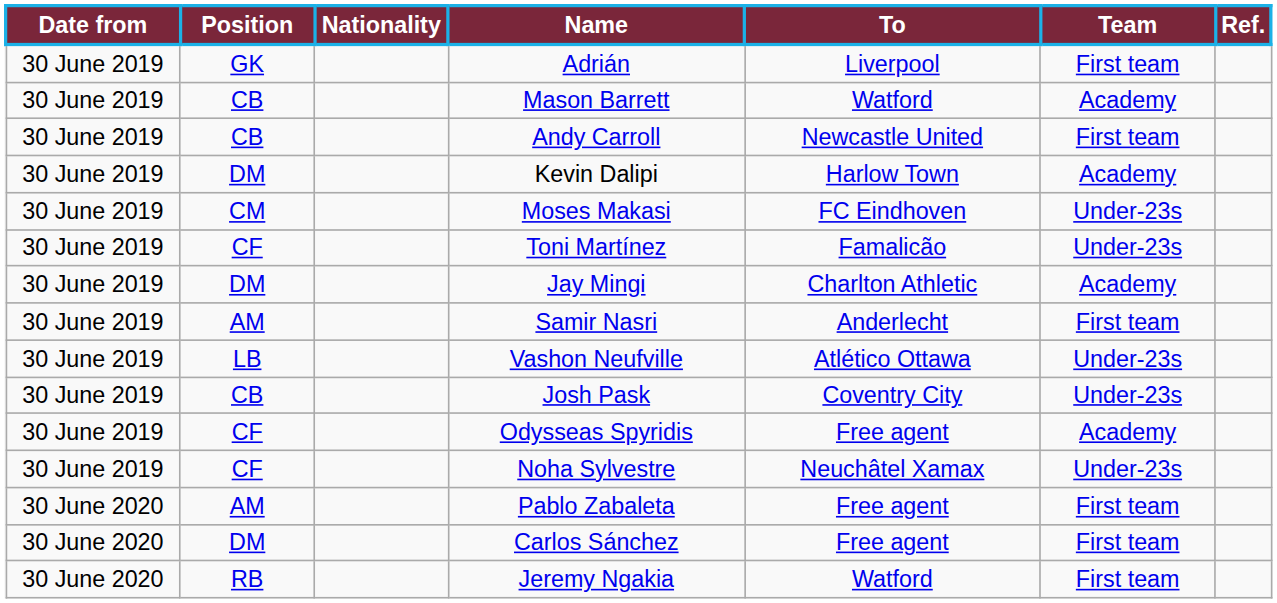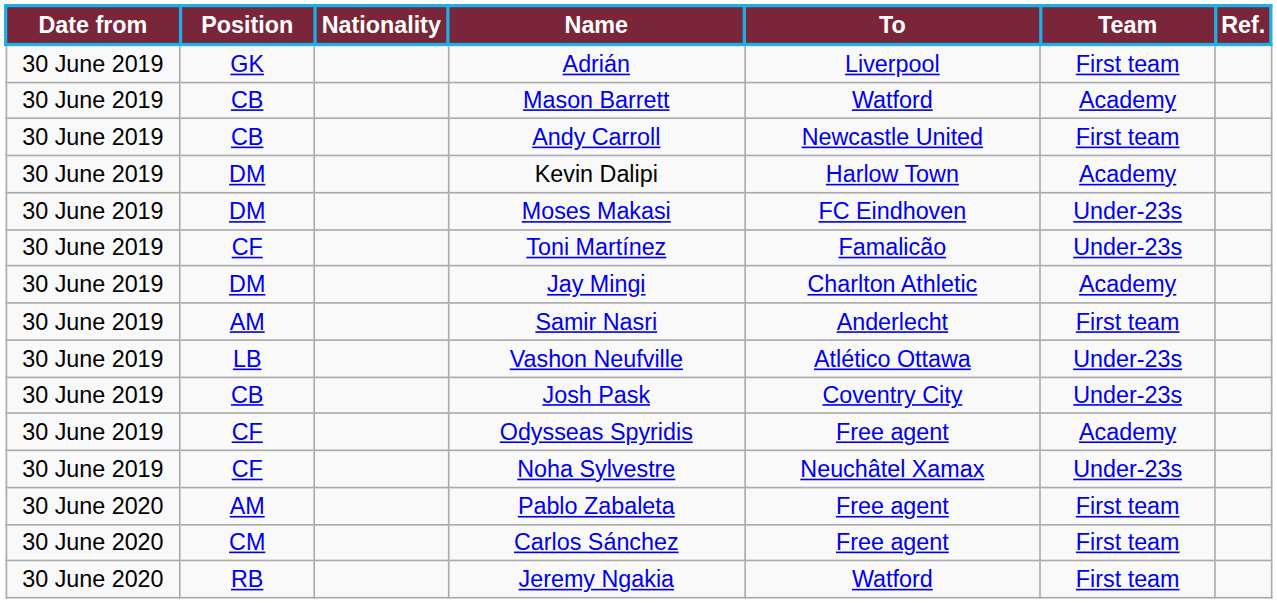(247, 211) CM -> (247, 211) DM
(247, 543) DM -> (247, 543) CM
